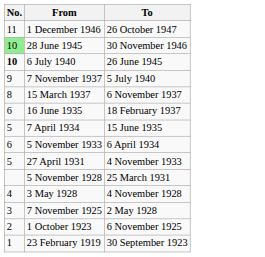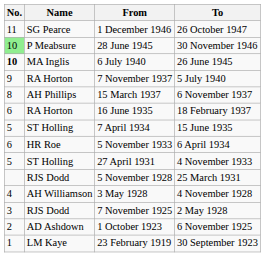+ column: (60, 12)
